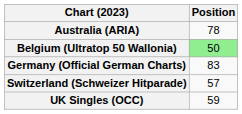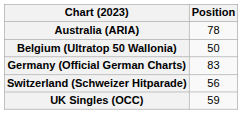(214, 48) lightgreen background -> (214, 48) no background
(214, 83) 57 -> (214, 83) 56
